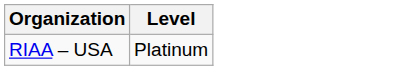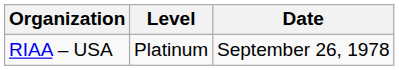+ column: (303, 19)
